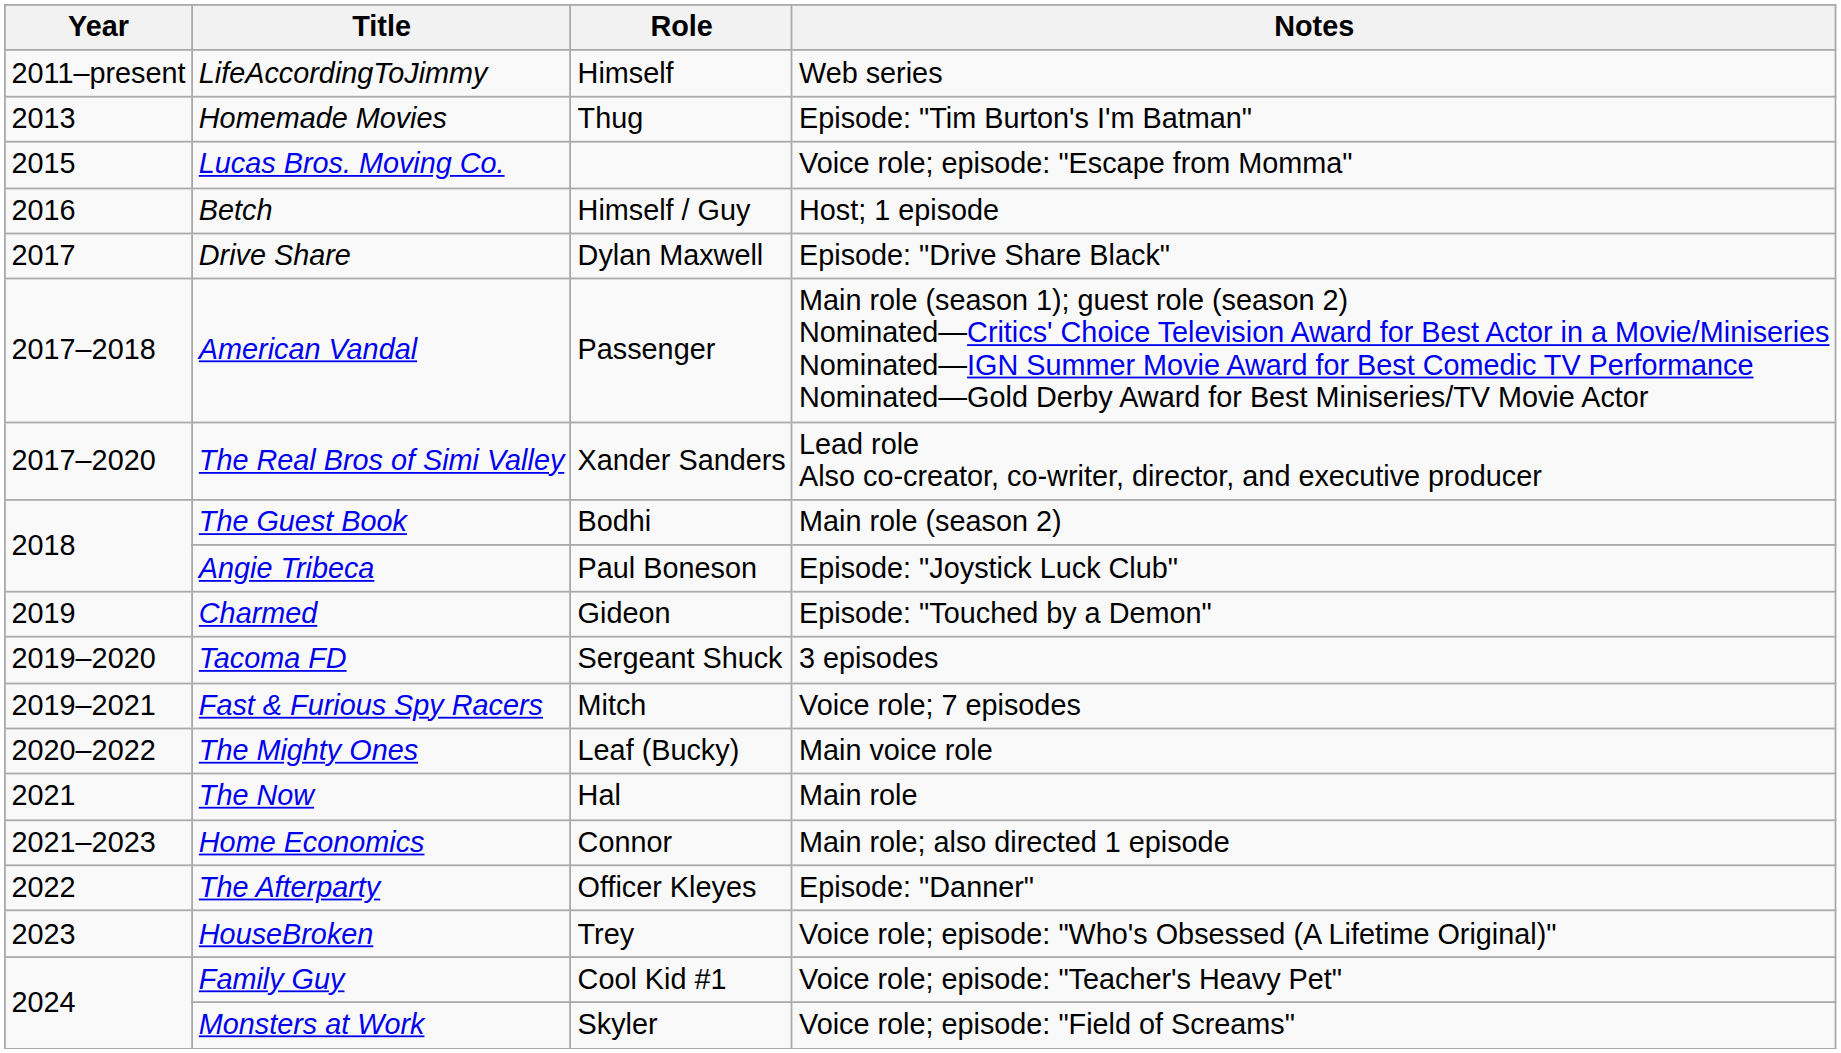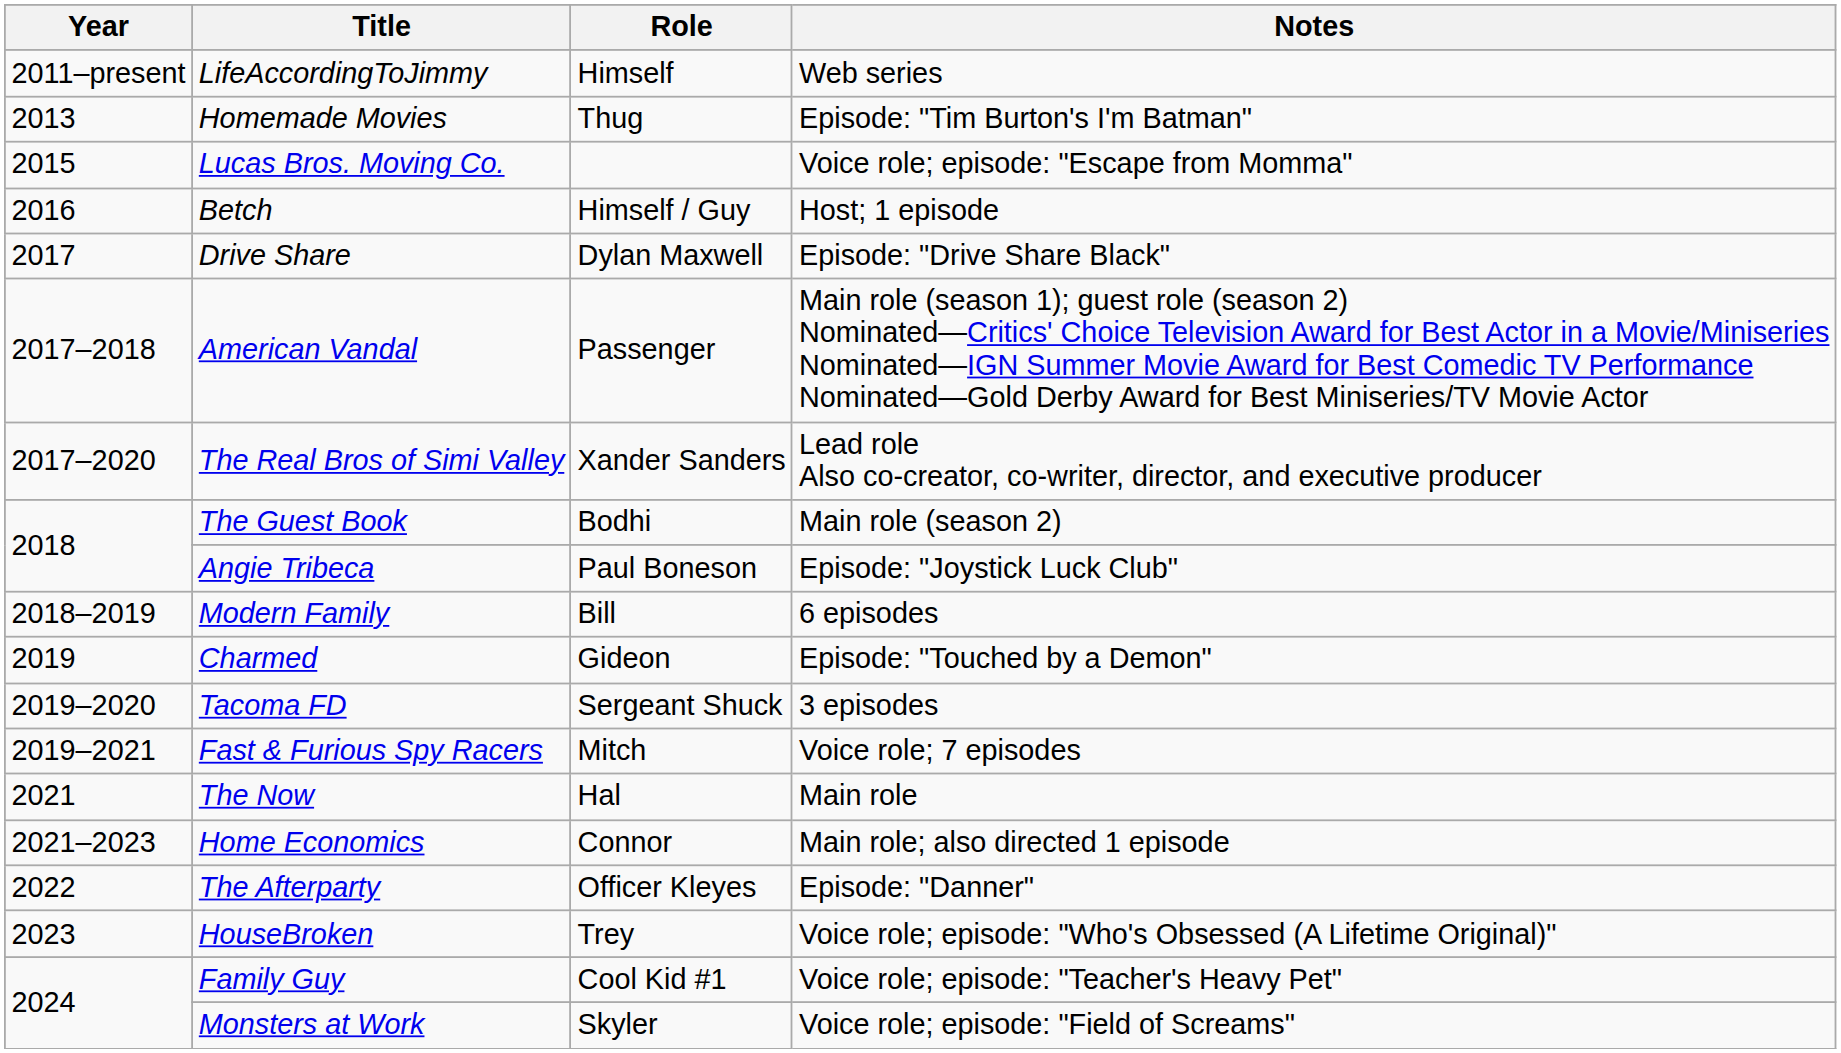+ row: (294, 613)
- row: (308, 750)
